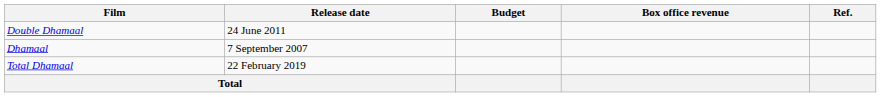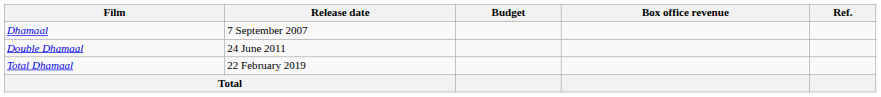rows swapped: (27, 48) <-> (45, 30)
